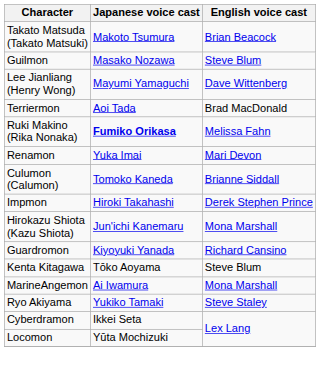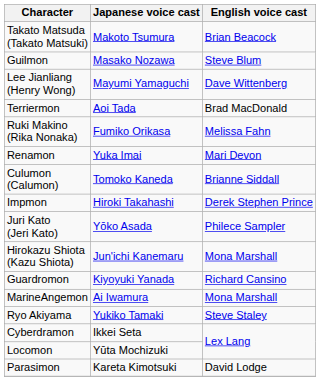(134, 131) bold -> (132, 131) normal
+ row: (32, 226)
- row: (46, 267)
+ row: (33, 367)
